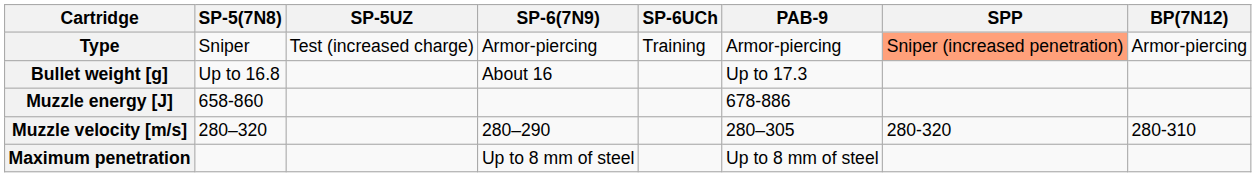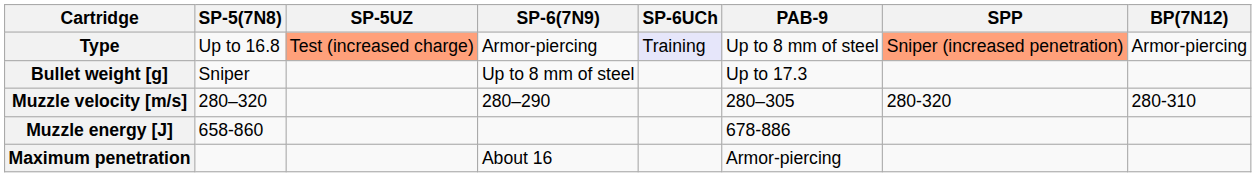(224, 46) Sniper -> (239, 46) Up to 16.8
(382, 46) no background -> (382, 46) lightsalmon background
(674, 46) no background -> (674, 46) lavender background
(784, 46) Armor-piercing -> (802, 46) Up to 8 mm of steel
(239, 74) Up to 16.8 -> (224, 74) Sniper
(517, 74) About 16 -> (558, 74) Up to 8 mm of steel
rows swapped: (100, 130) <-> (100, 102)
(558, 158) Up to 8 mm of steel -> (517, 158) About 16
(802, 158) Up to 8 mm of steel -> (784, 158) Armor-piercing
